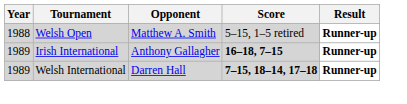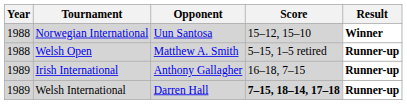+ row: (92, 33)
(254, 52) bold -> (277, 71) normal
